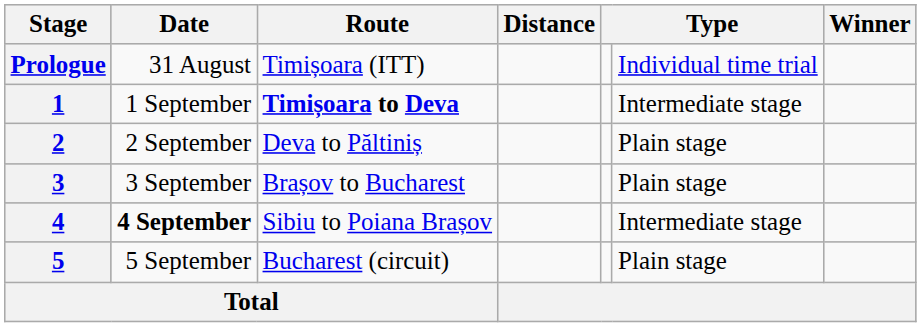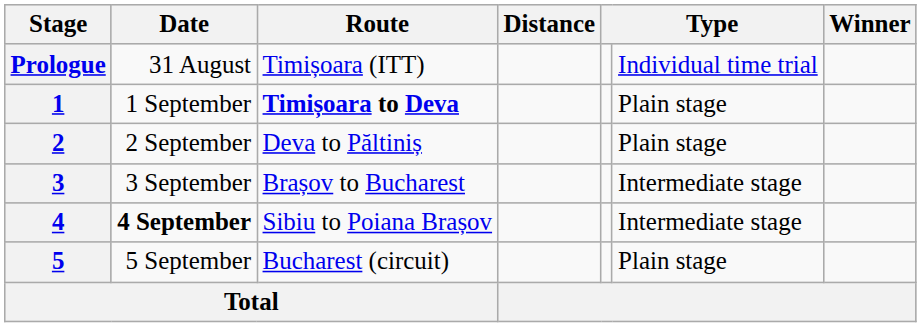(710, 103) Intermediate stage -> (672, 103) Plain stage
(672, 182) Plain stage -> (710, 182) Intermediate stage
